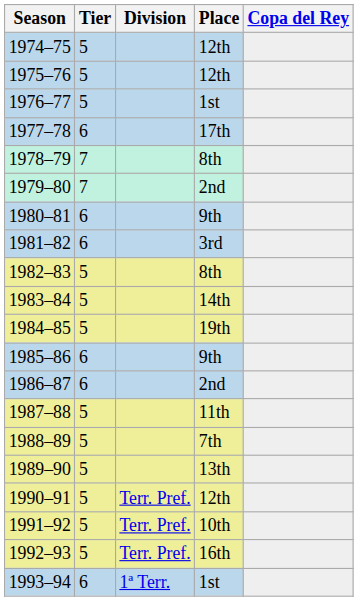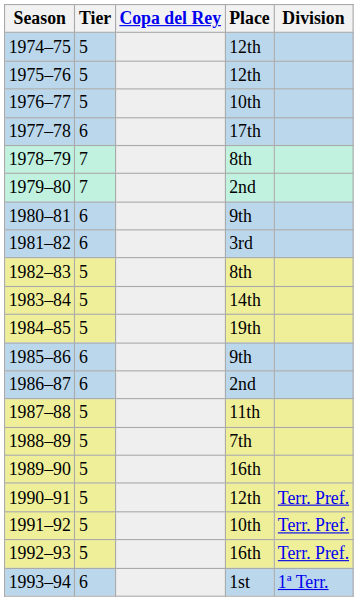columns swapped: (155, 18) <-> (298, 18)
(209, 103) 1st -> (245, 103) 10th
(215, 469) 13th -> (245, 469) 16th
